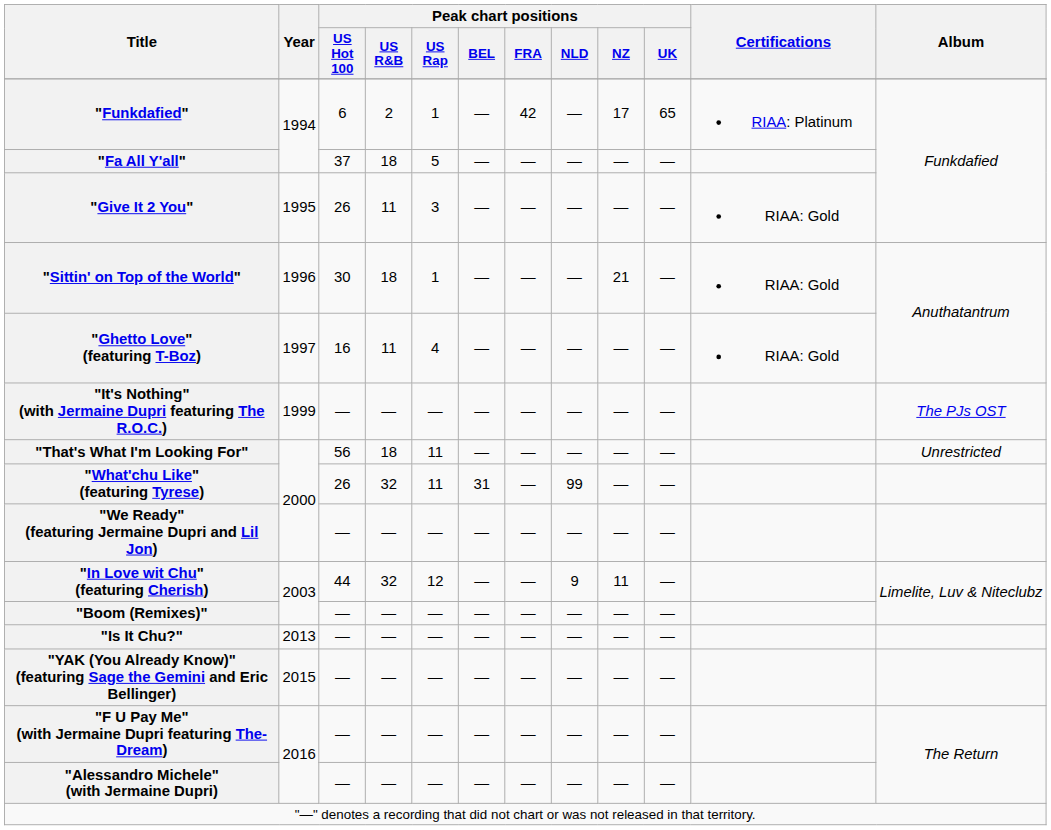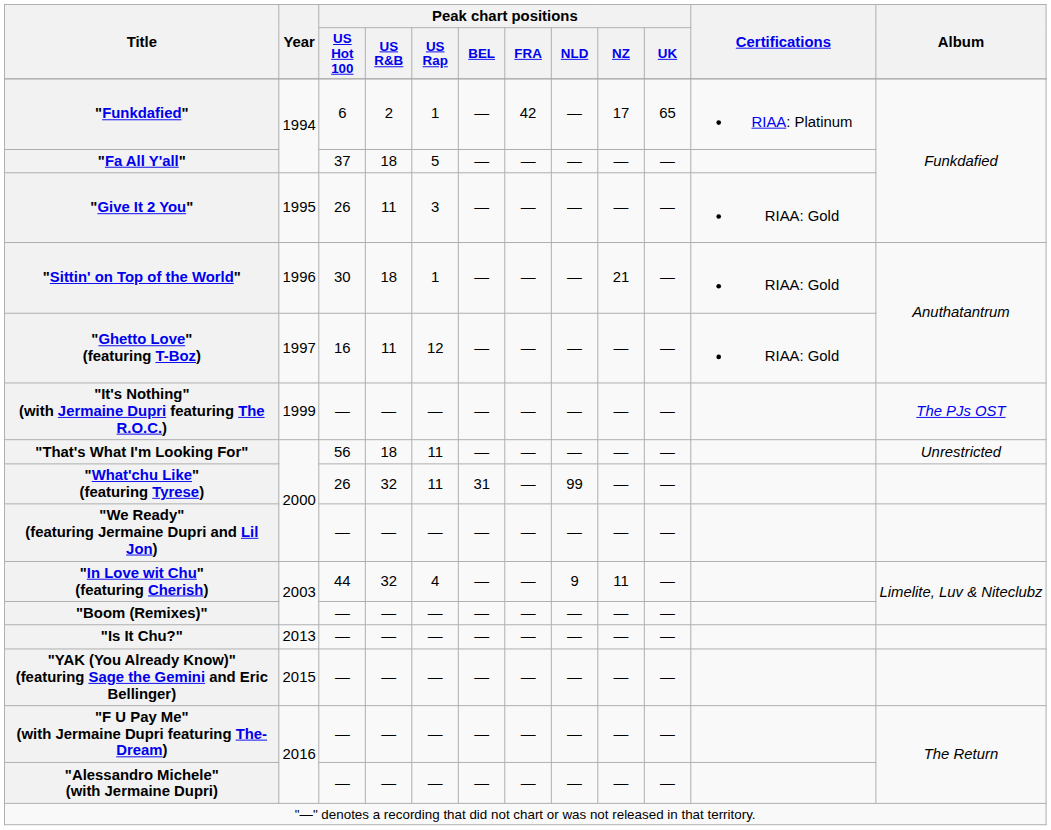(435, 347) 4 -> (435, 347) 12
(435, 581) 12 -> (435, 581) 4
